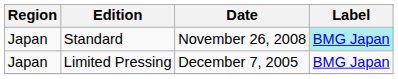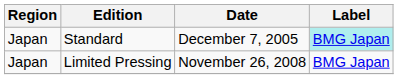(242, 39) November 26, 2008 -> (238, 39) December 7, 2005
(238, 62) December 7, 2005 -> (242, 62) November 26, 2008
